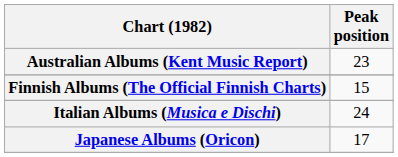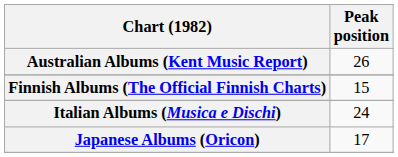(361, 61) 23 -> (361, 61) 26
